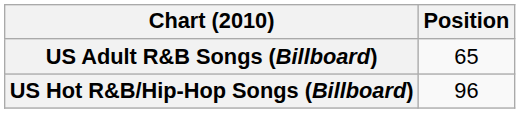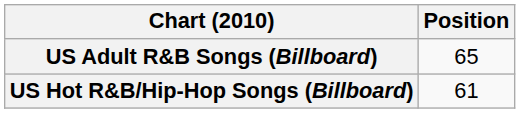(466, 90) 96 -> (466, 90) 61
